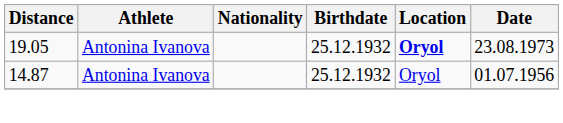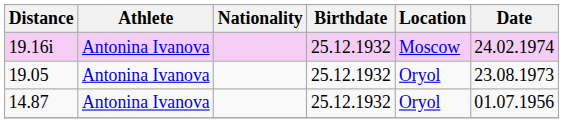+ row: (31, 46)
(421, 46) bold -> (420, 74) normal
